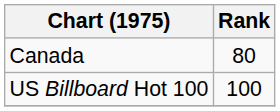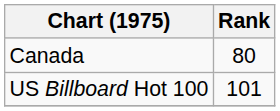(244, 88) 100 -> (244, 88) 101
